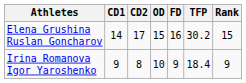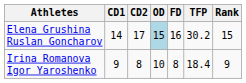(159, 35) no background -> (159, 35) lightblue background
(176, 64) 9 -> (176, 64) 8
